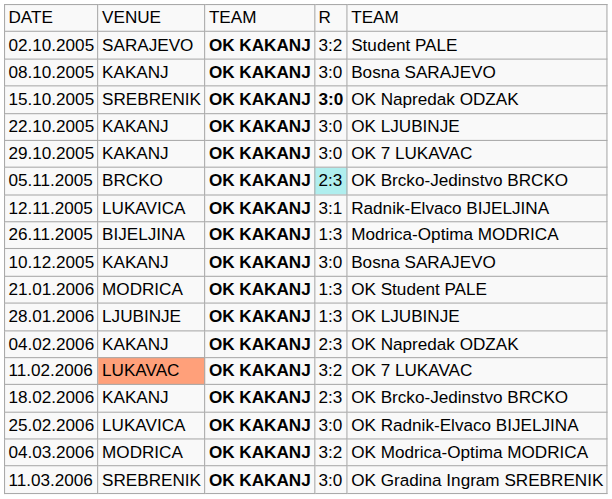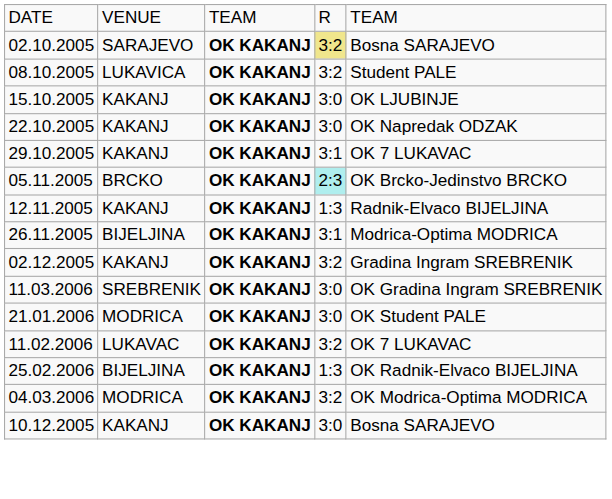(330, 45) no background -> (330, 45) khaki background
(404, 45) Student PALE -> (423, 45) Bosna SARAJEVO
(135, 72) KAKANJ -> (144, 72) LUKAVICA
(330, 72) 3:0 -> (330, 72) 3:2
(424, 72) Bosna SARAJEVO -> (403, 72) Student PALE
(152, 99) SREBRENIK -> (135, 99) KAKANJ
(331, 99) bold -> (330, 99) normal
(435, 99) OK Napredak ODZAK -> (404, 99) OK LJUBINJE
(405, 126) OK LJUBINJE -> (434, 126) OK Napredak ODZAK
(330, 153) 3:0 -> (330, 153) 3:1
(144, 208) LUKAVICA -> (135, 208) KAKANJ
(330, 208) 3:1 -> (330, 208) 1:3
(330, 235) 1:3 -> (330, 235) 3:1
+ row: (51, 262)
rows swapped: (51, 262) <-> (51, 479)
(330, 289) 1:3 -> (330, 316) 3:0
- row: (51, 316)
- row: (51, 343)
(141, 371) lightsalmon background -> (141, 343) no background
- row: (51, 398)
(144, 425) LUKAVICA -> (143, 371) BIJELJINA
(330, 425) 3:0 -> (330, 371) 1:3
